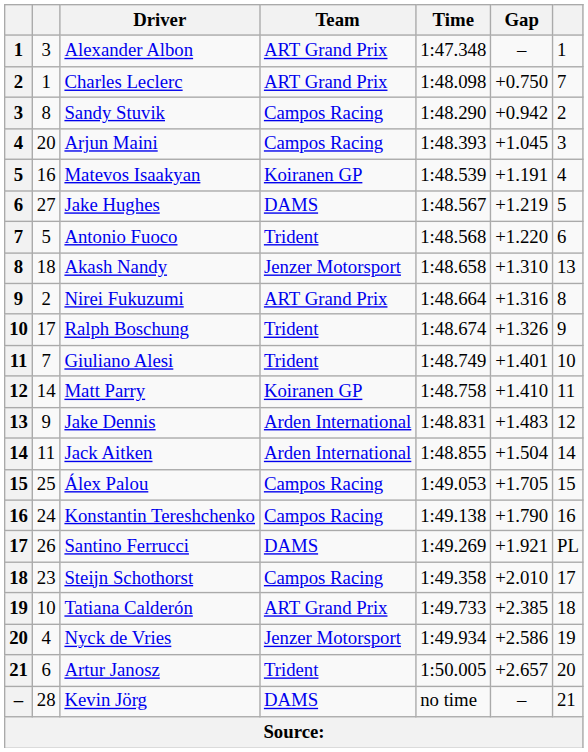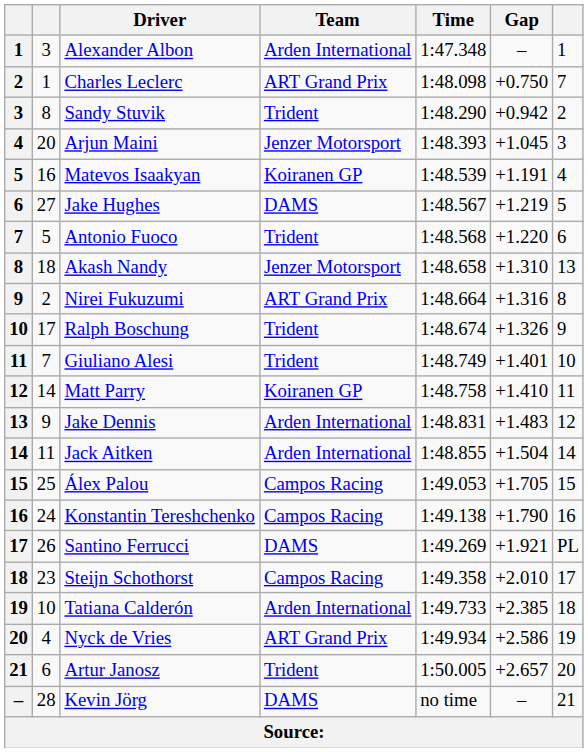(326, 50) ART Grand Prix -> (338, 50) Arden International
(324, 112) Campos Racing -> (291, 112) Trident
(324, 143) Campos Racing -> (332, 143) Jenzer Motorsport
(326, 607) ART Grand Prix -> (338, 607) Arden International
(332, 638) Jenzer Motorsport -> (326, 638) ART Grand Prix
